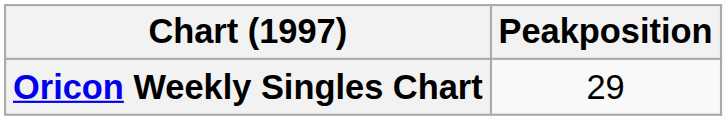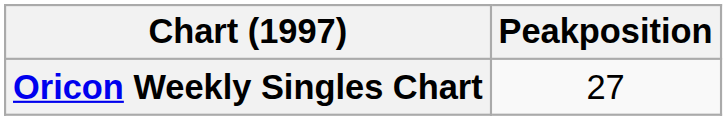(606, 86) 29 -> (606, 86) 27
